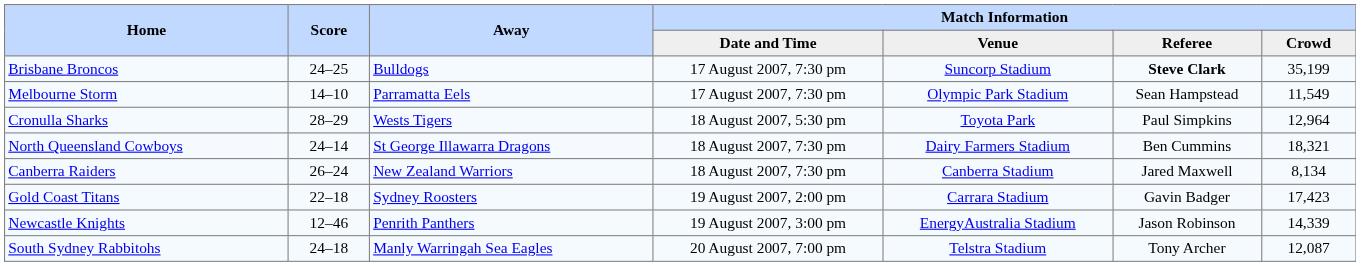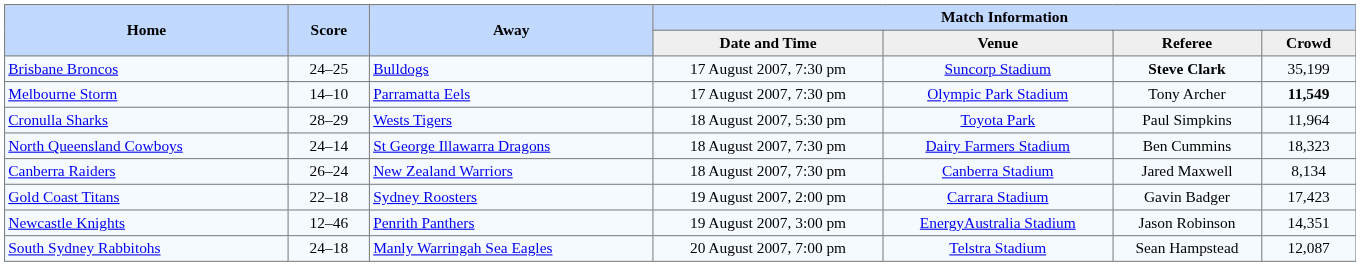(1187, 94) Sean Hampstead -> (1187, 94) Tony Archer
(1309, 94) normal -> (1309, 94) bold
(1309, 120) 12,964 -> (1309, 120) 11,964
(1309, 145) 18,321 -> (1309, 145) 18,323
(1309, 222) 14,339 -> (1309, 222) 14,351
(1187, 248) Tony Archer -> (1187, 248) Sean Hampstead
